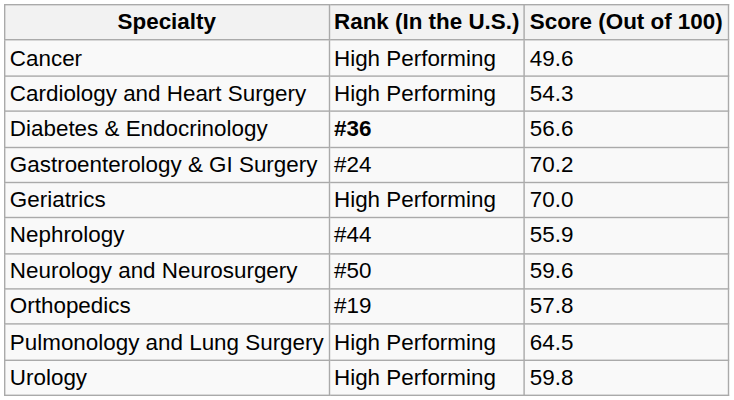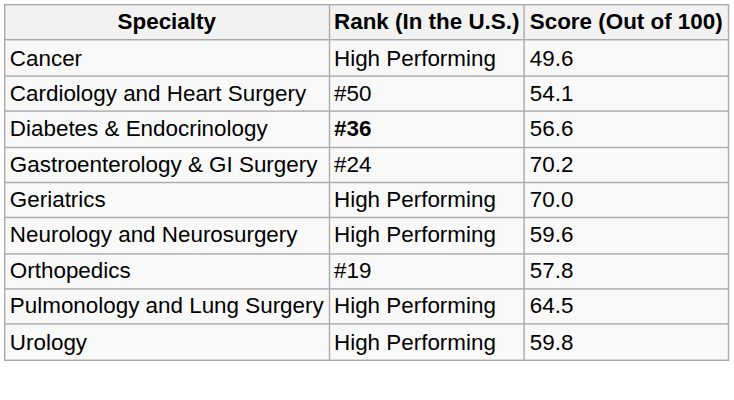(415, 93) High Performing -> (353, 93) #50
(552, 93) 54.3 -> (552, 93) 54.1
- row: (67, 235)
(353, 270) #50 -> (415, 235) High Performing
